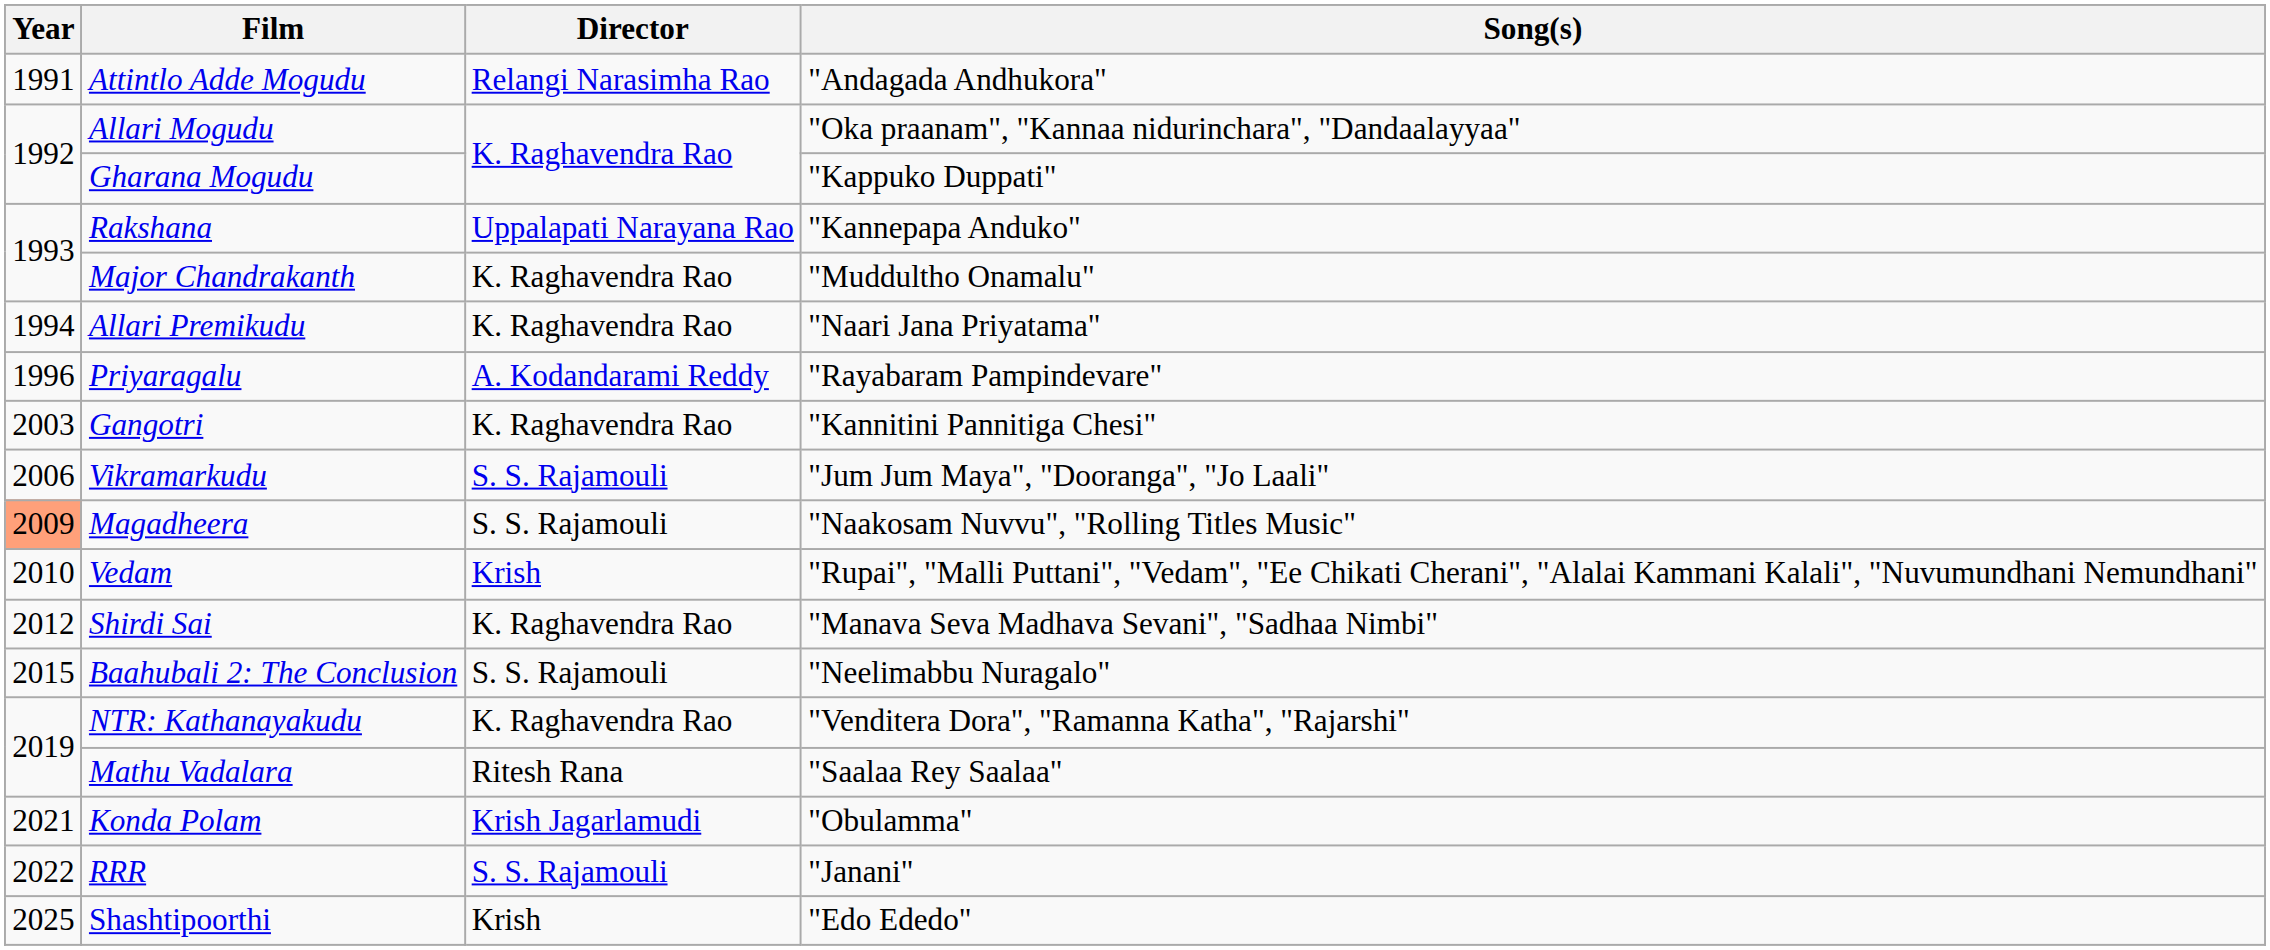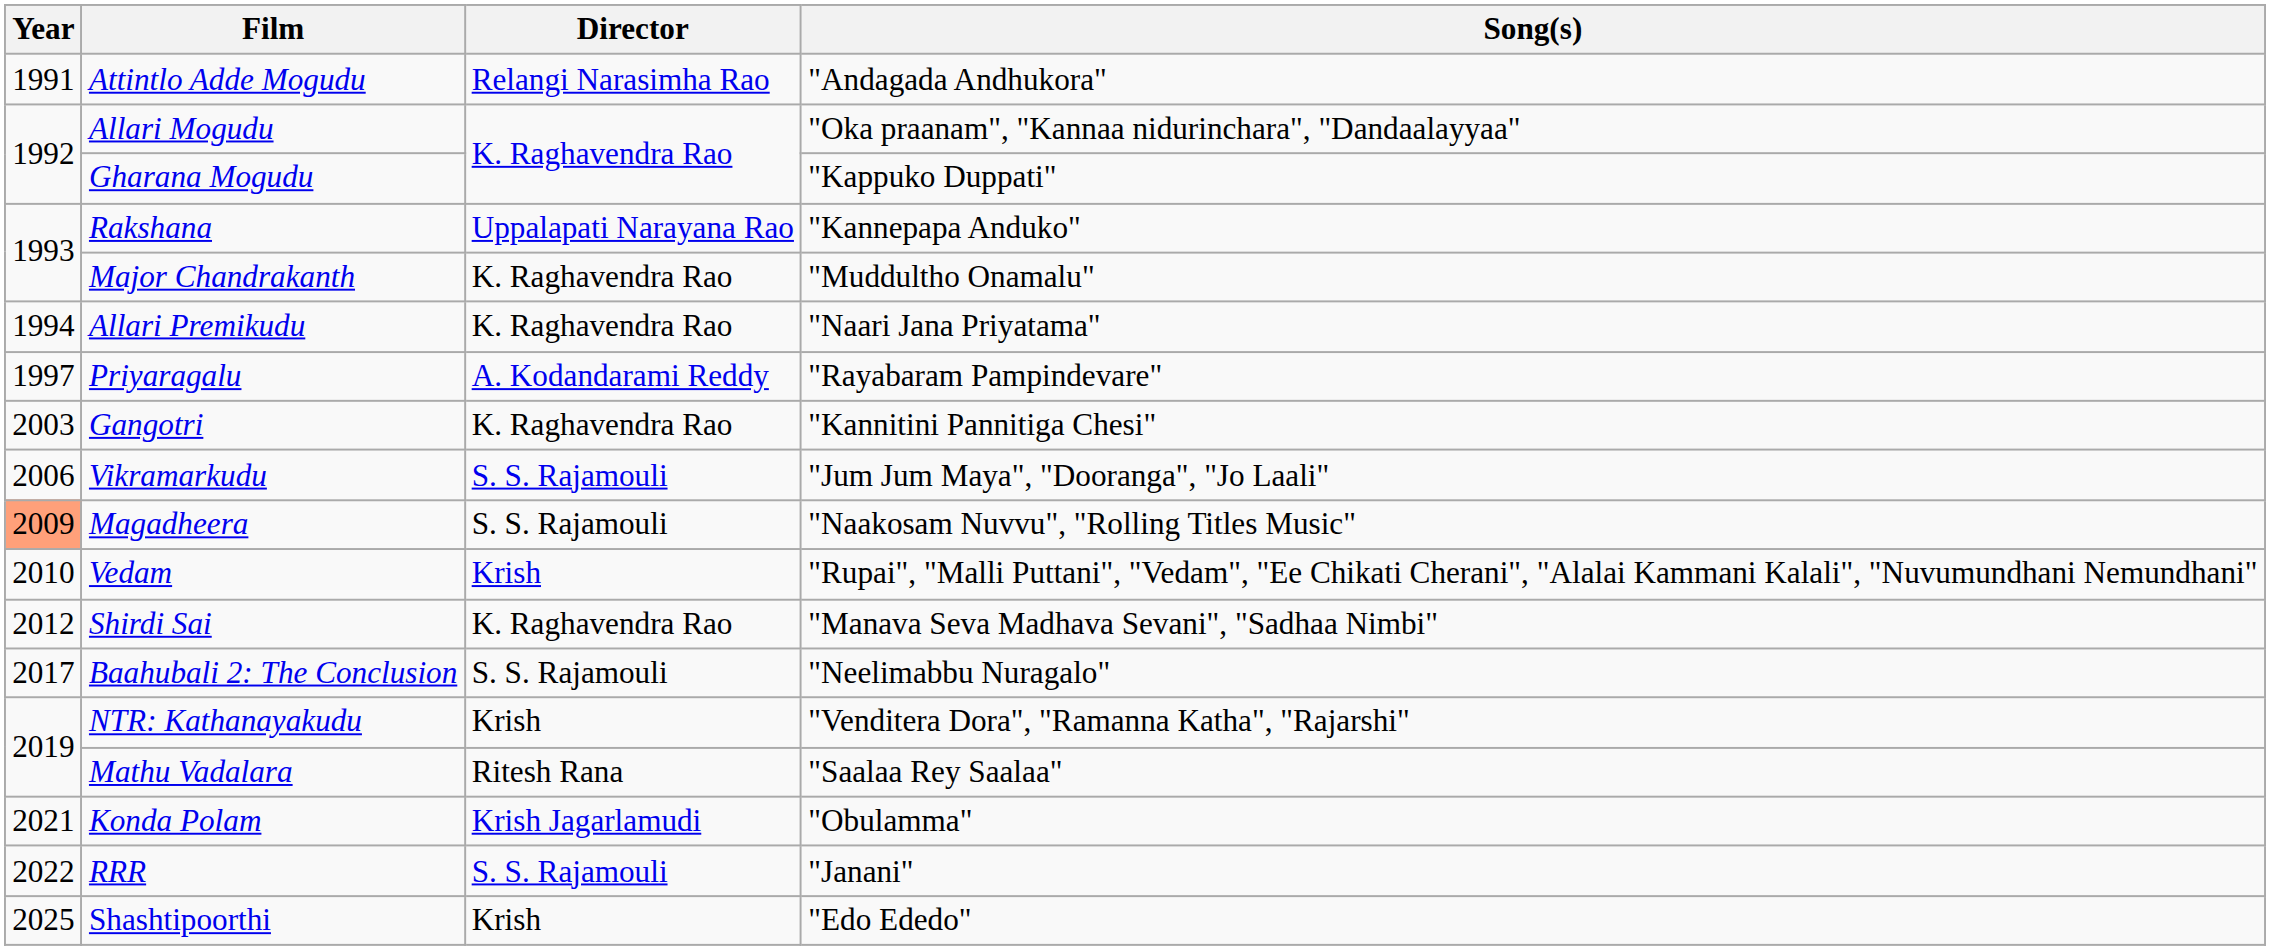(43, 375) 1996 -> (43, 375) 1997
(43, 672) 2015 -> (43, 672) 2017
(602, 721) K. Raghavendra Rao -> (506, 721) Krish
